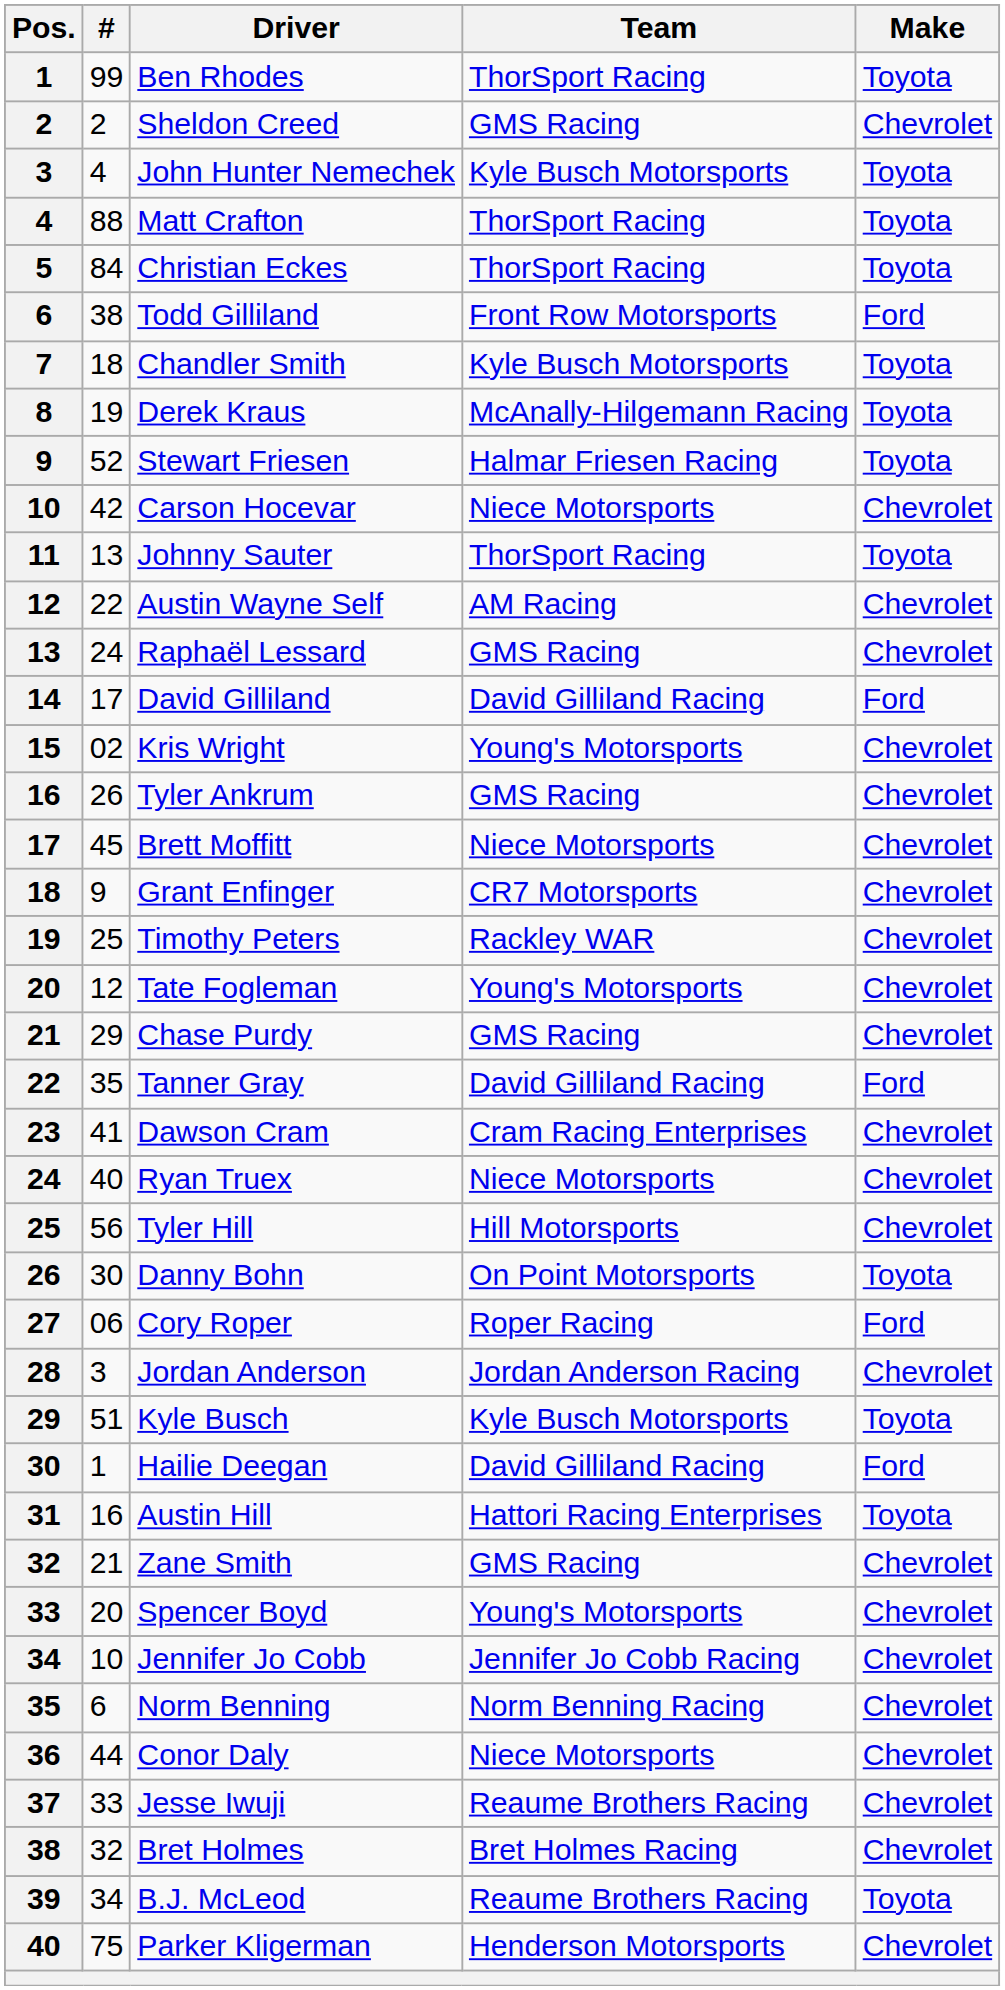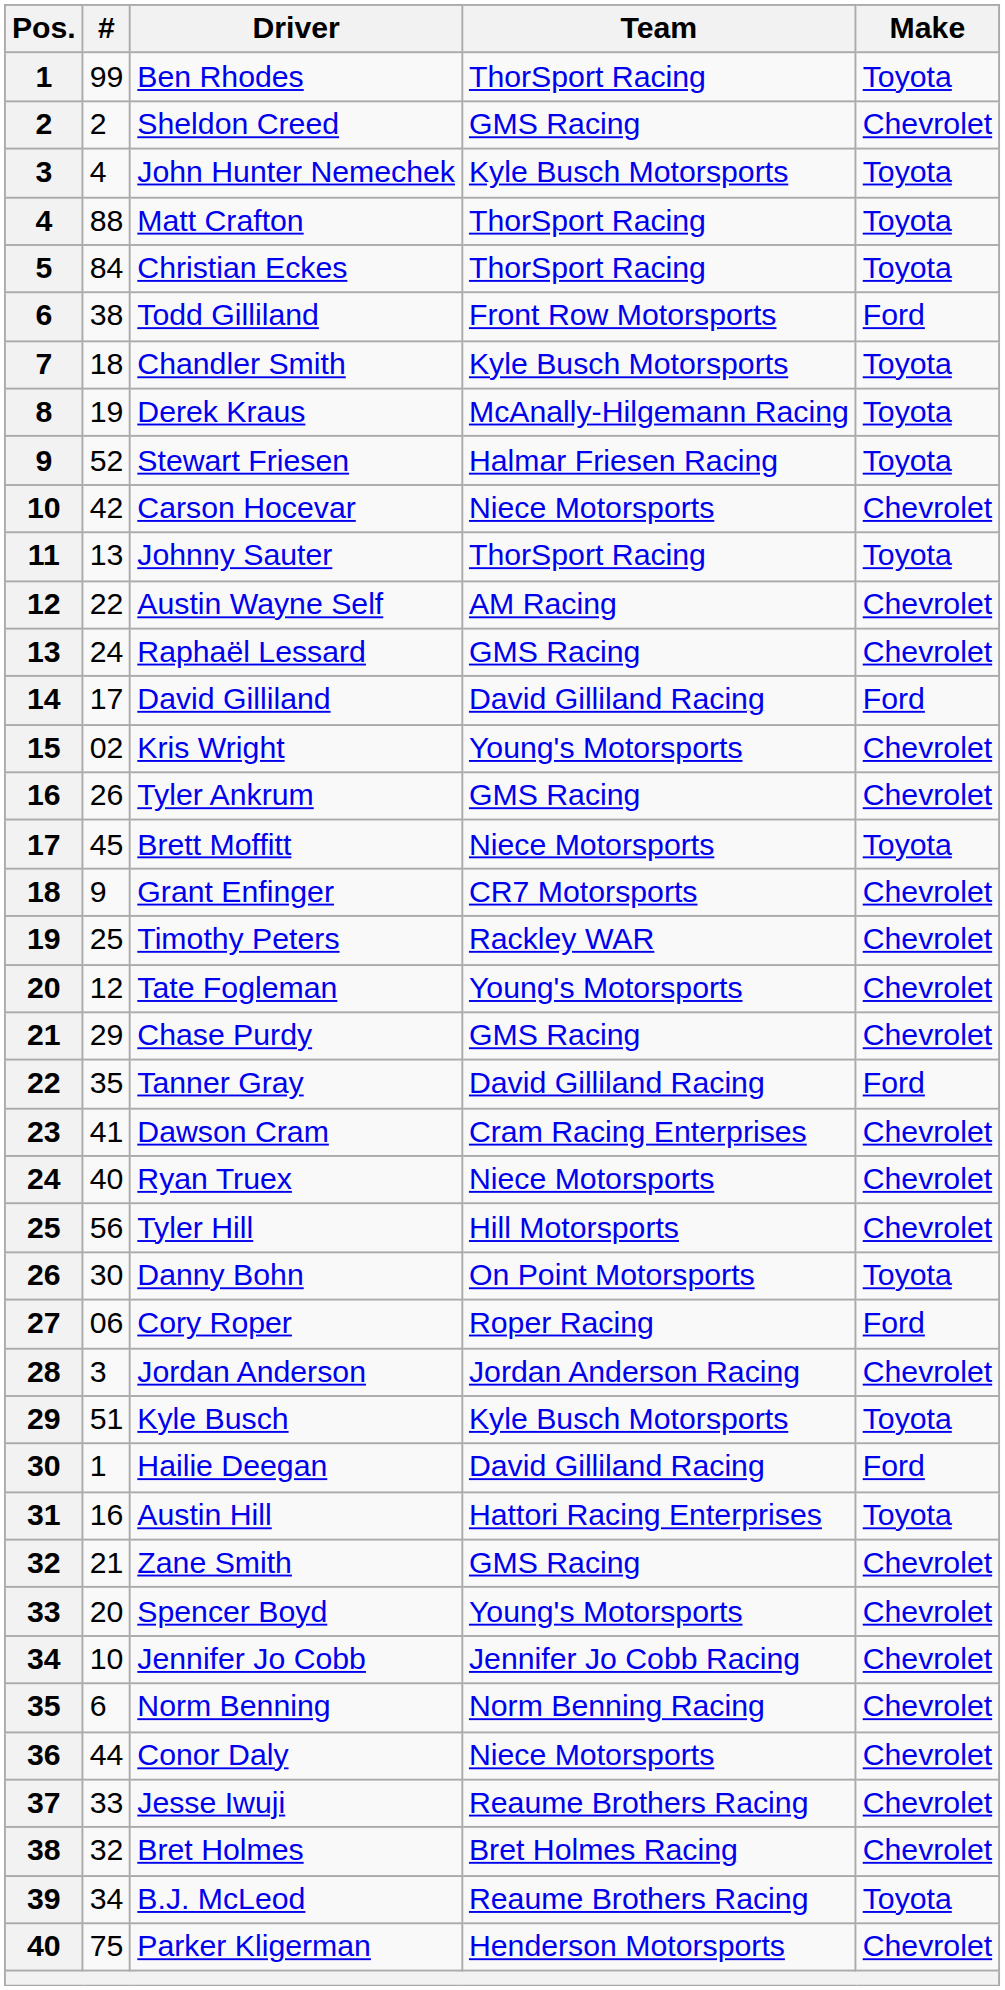(927, 843) Chevrolet -> (907, 843) Toyota
